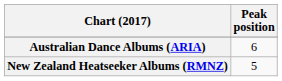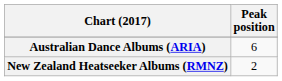(254, 66) 5 -> (254, 66) 2
